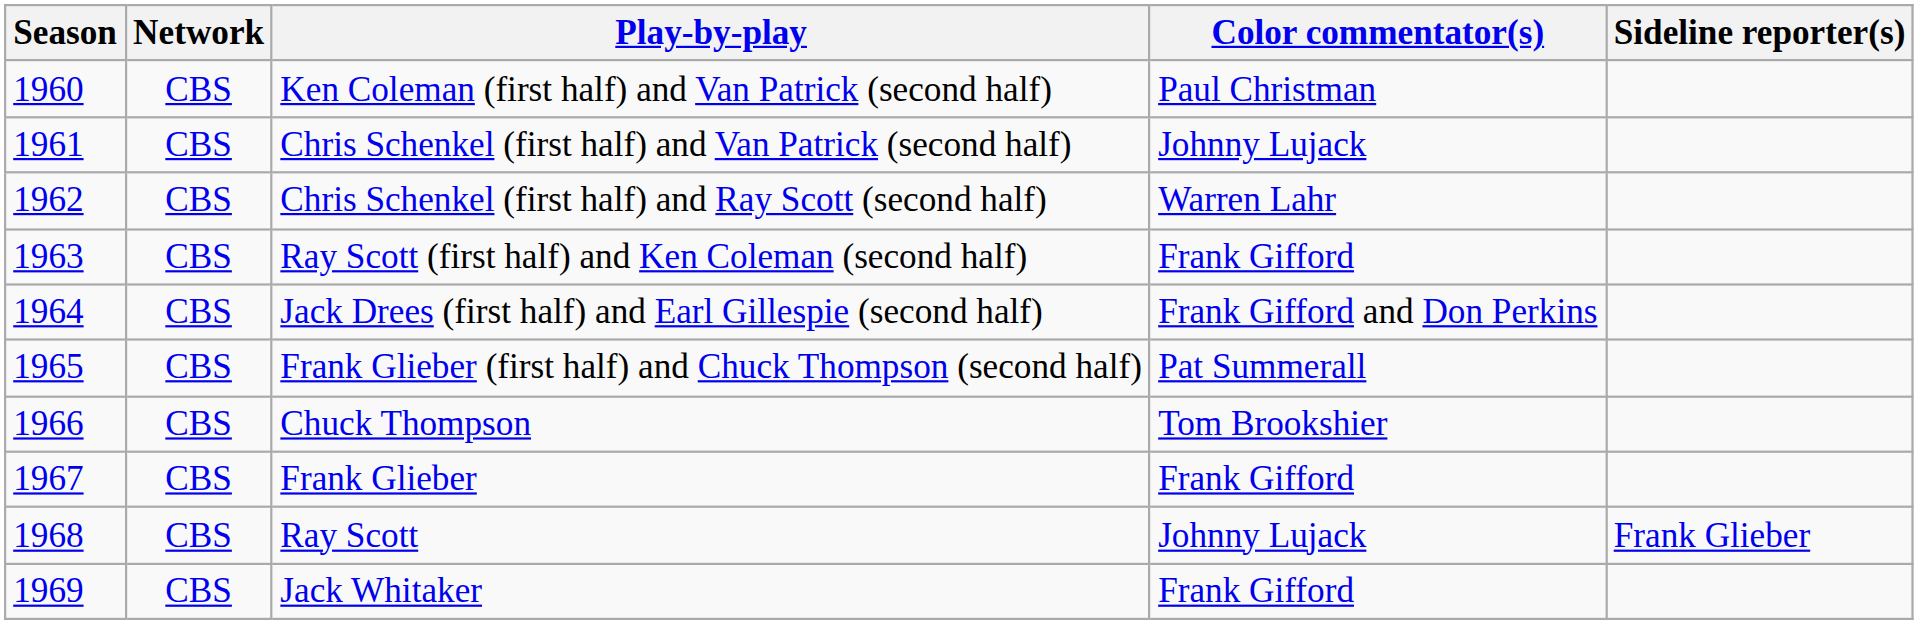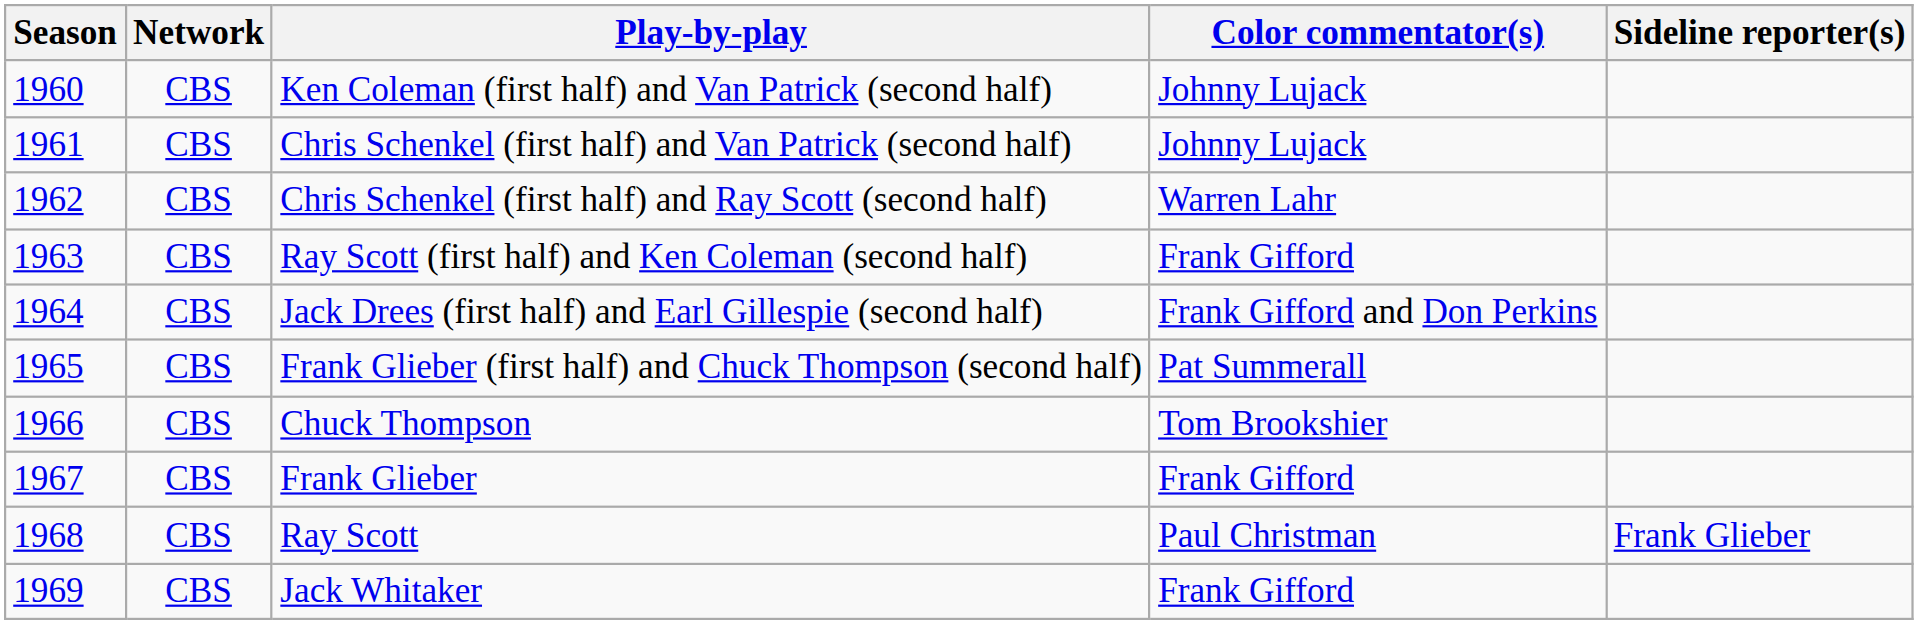(1267, 88) Paul Christman -> (1262, 88) Johnny Lujack
(1262, 534) Johnny Lujack -> (1267, 534) Paul Christman
